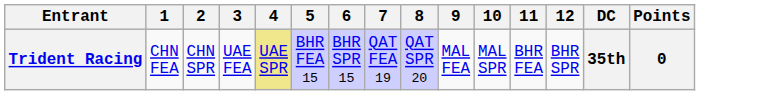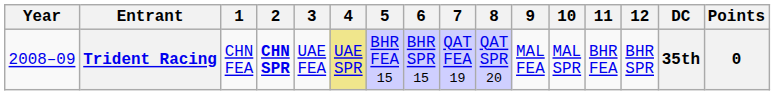+ column: (42, 17)
(201, 60) normal -> (275, 60) bold
